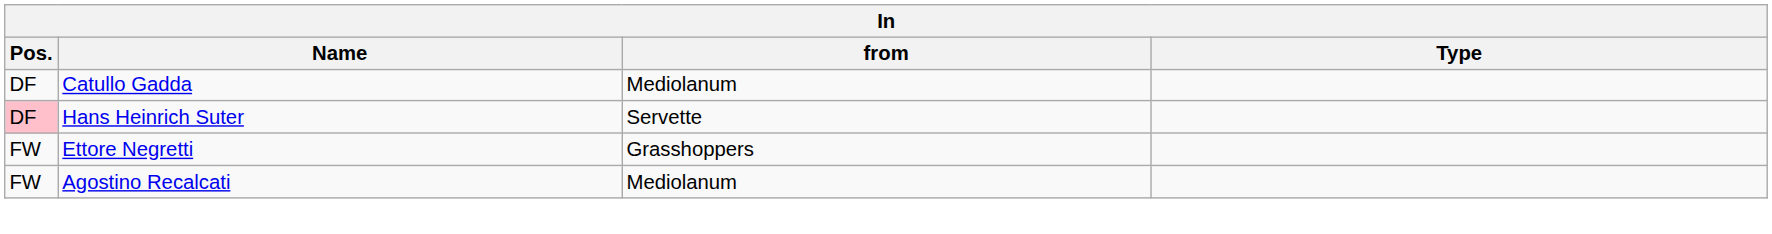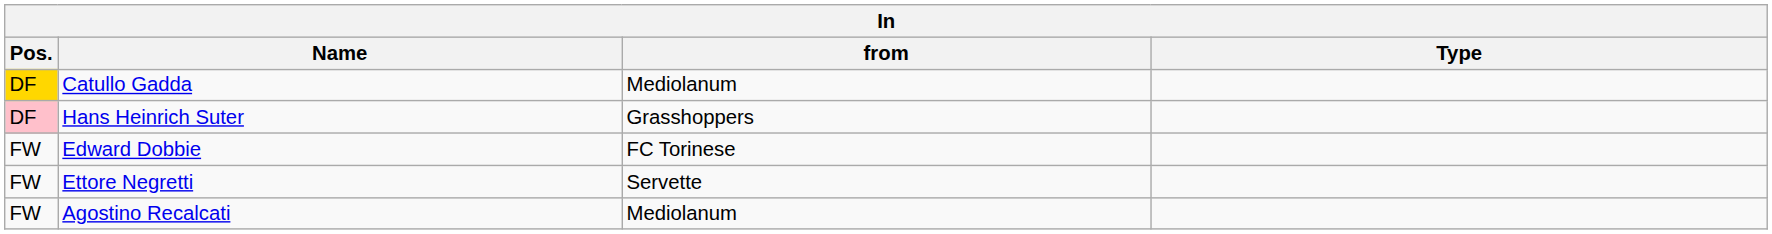(23, 85) no background -> (23, 85) gold background
(664, 117) Servette -> (690, 117) Grasshoppers
+ row: (132, 149)
(690, 149) Grasshoppers -> (664, 182) Servette
